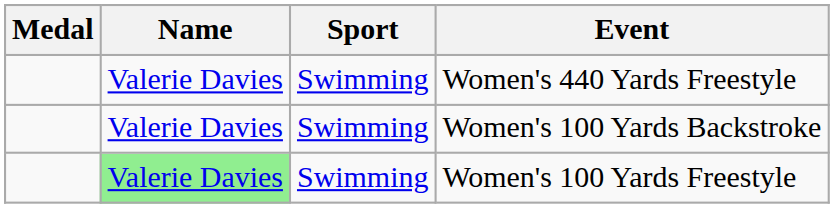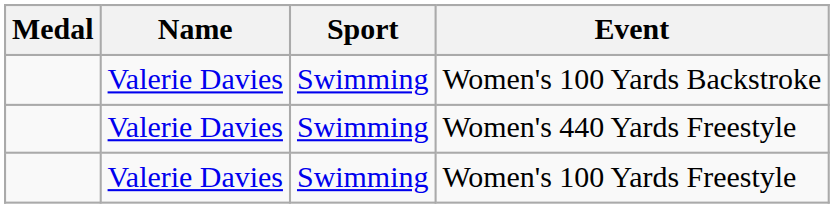rows swapped: (632, 128) <-> (619, 78)
(195, 177) lightgreen background -> (195, 177) no background
